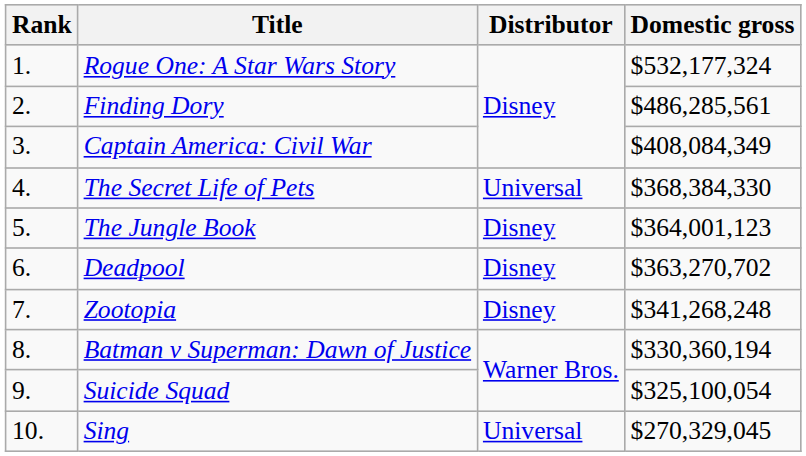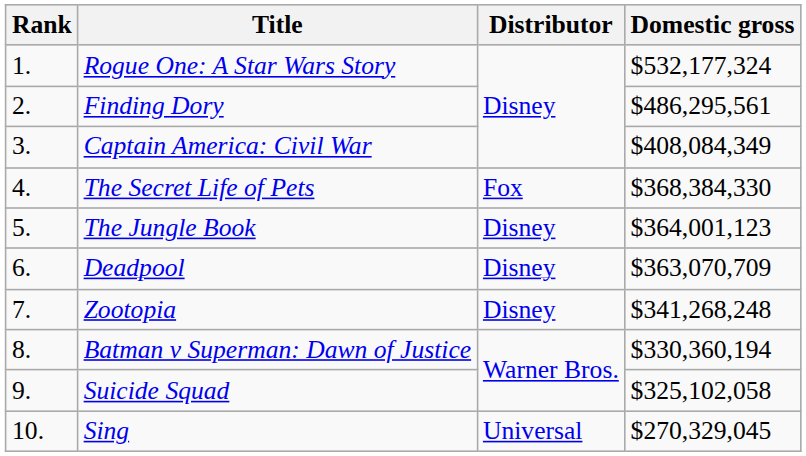(701, 106) $486,285,561 -> (701, 106) $486,295,561
(533, 187) Universal -> (503, 187) Fox
(701, 268) $363,270,702 -> (701, 268) $363,070,709
(701, 390) $325,100,054 -> (701, 390) $325,102,058
